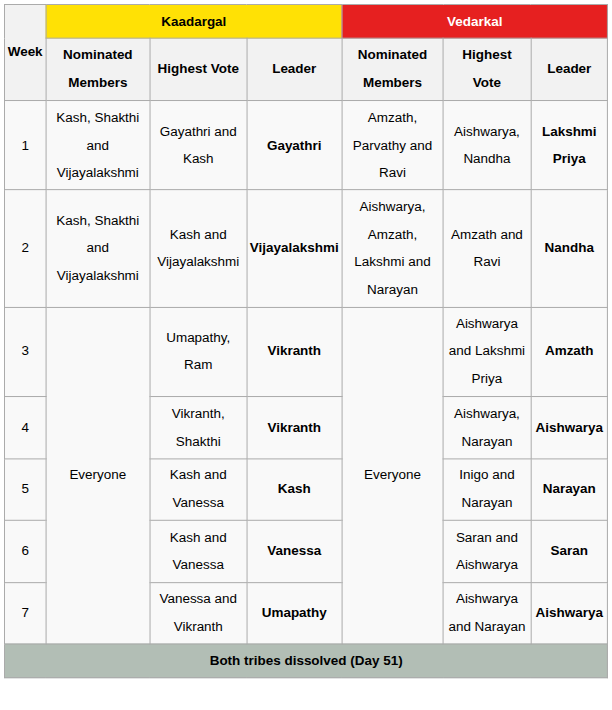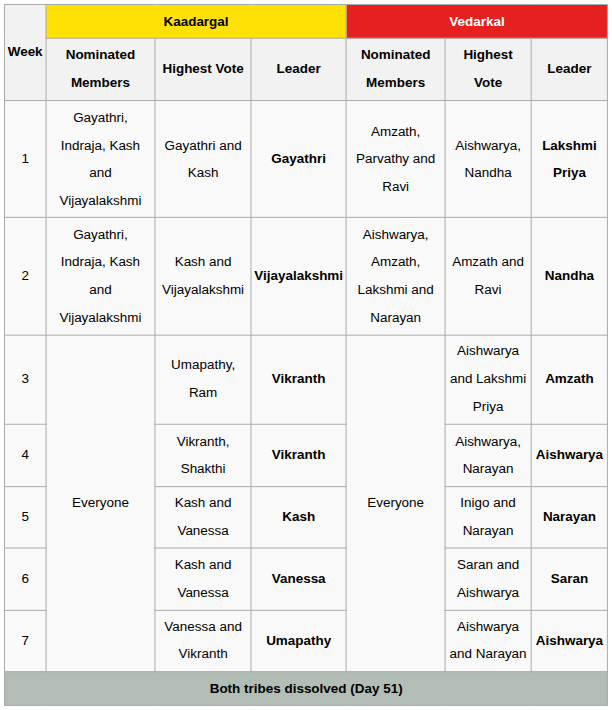(98, 144) Kash, Shakthi and Vijayalakshmi -> (100, 158) Gayathri, Indraja, Kash and Vijayalakshmi
(98, 248) Kash, Shakthi and Vijayalakshmi -> (100, 275) Gayathri, Indraja, Kash and Vijayalakshmi
